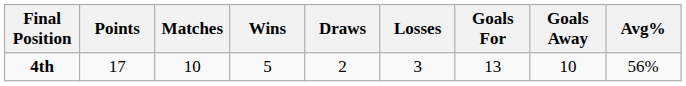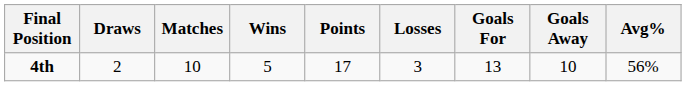columns swapped: (117, 28) <-> (343, 28)
